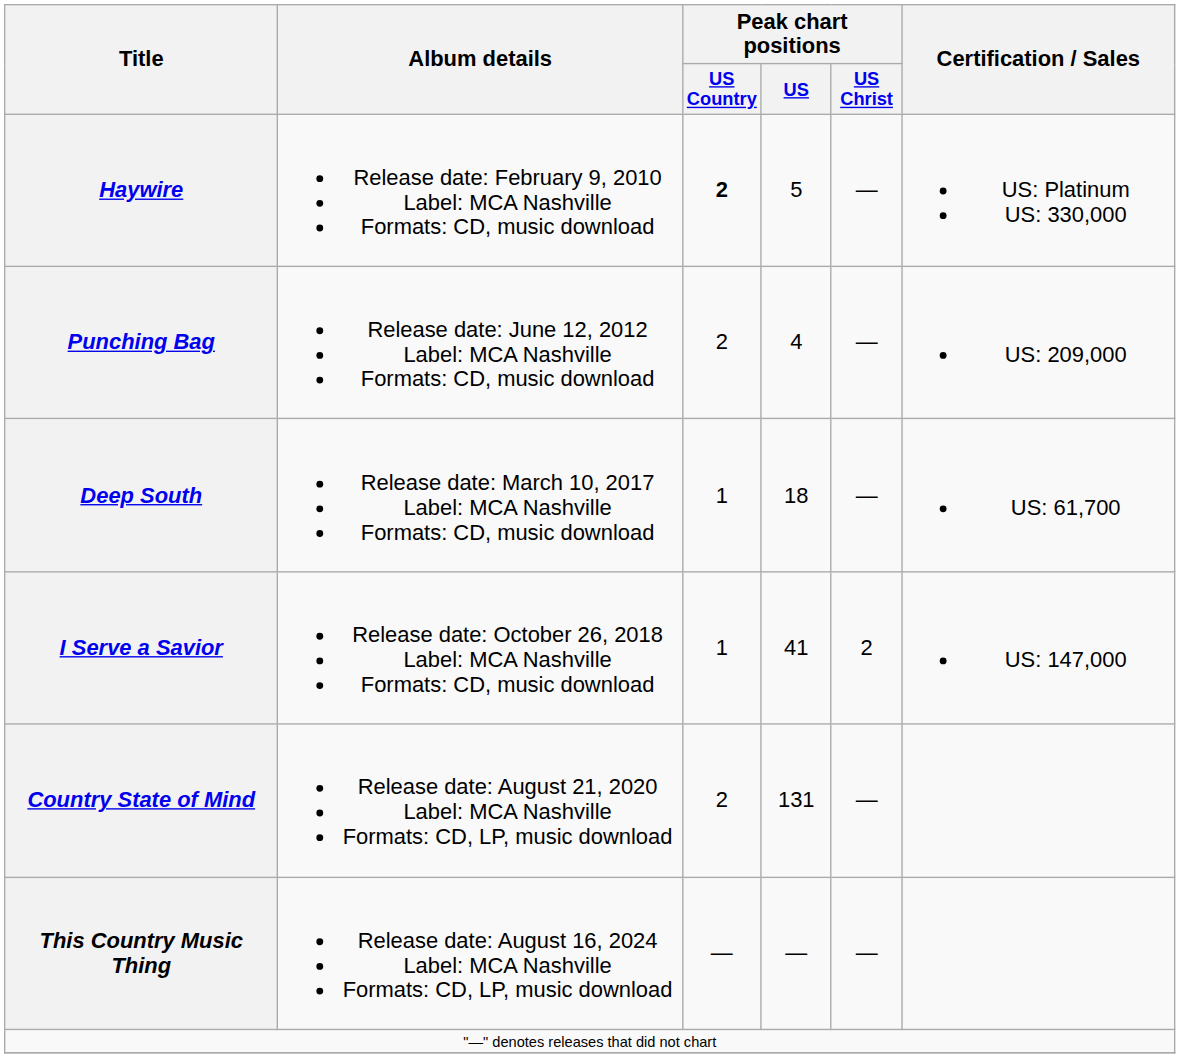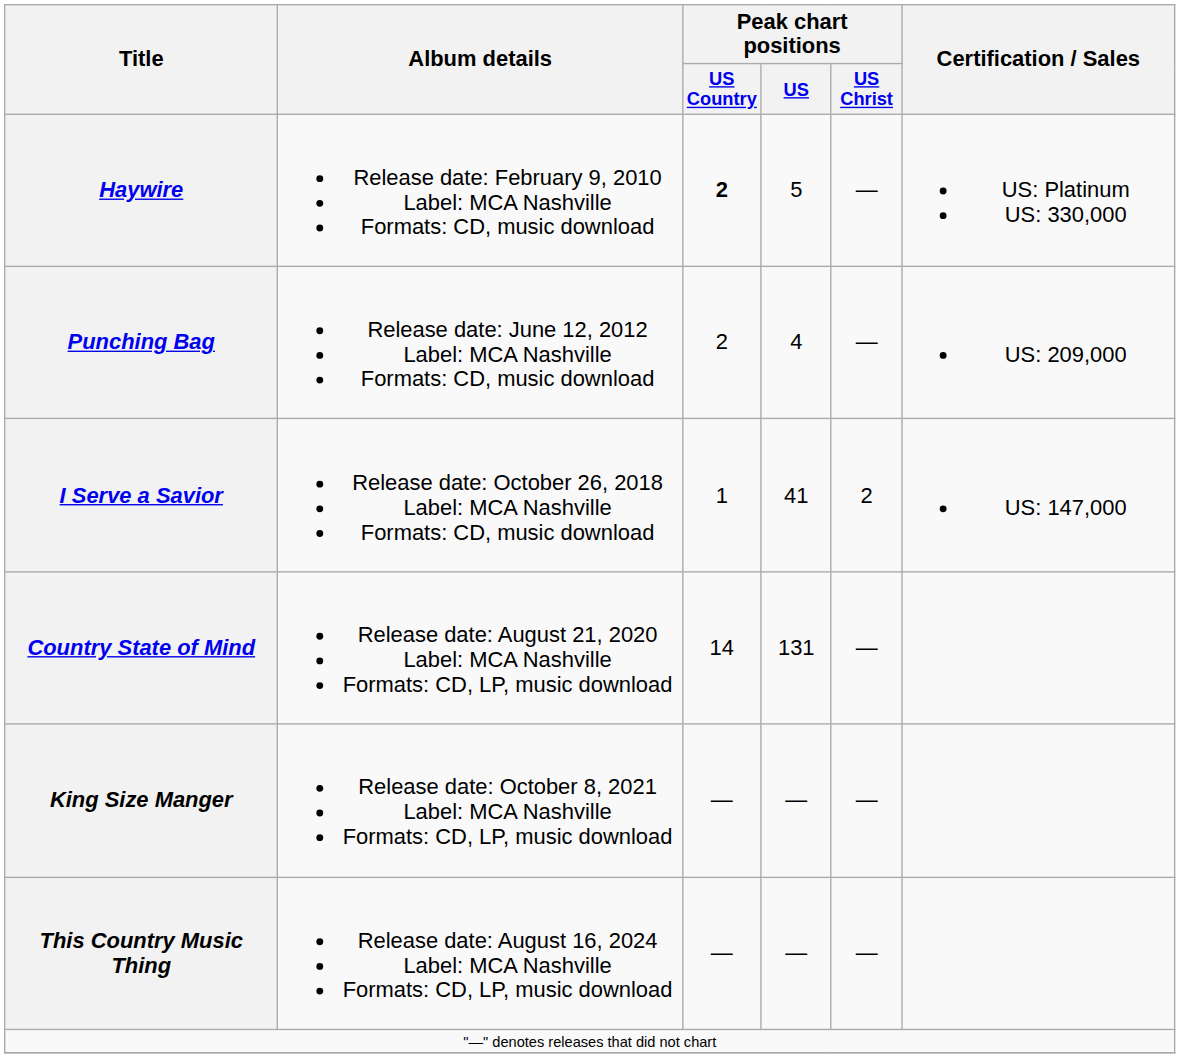- row: (141, 495)
(722, 800) 2 -> (722, 647) 14
+ row: (141, 800)
